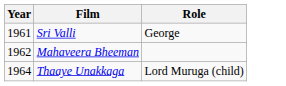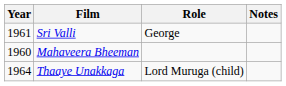+ column: (264, 14)
(19, 52) 1962 -> (19, 52) 1960
